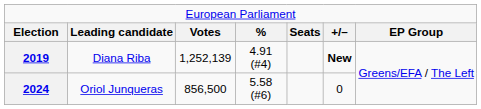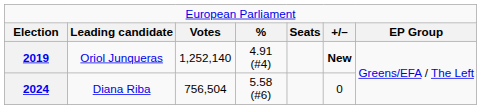(122, 57) Diana Riba -> (122, 57) Oriol Junqueras
(205, 57) 1,252,139 -> (205, 57) 1,252,140
(122, 89) Oriol Junqueras -> (122, 89) Diana Riba
(205, 89) 856,500 -> (205, 89) 756,504
